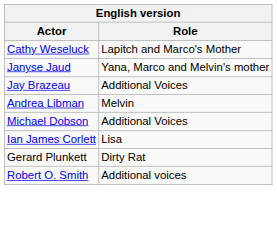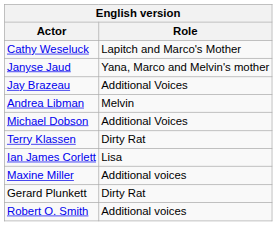+ row: (41, 139)
+ row: (40, 175)
